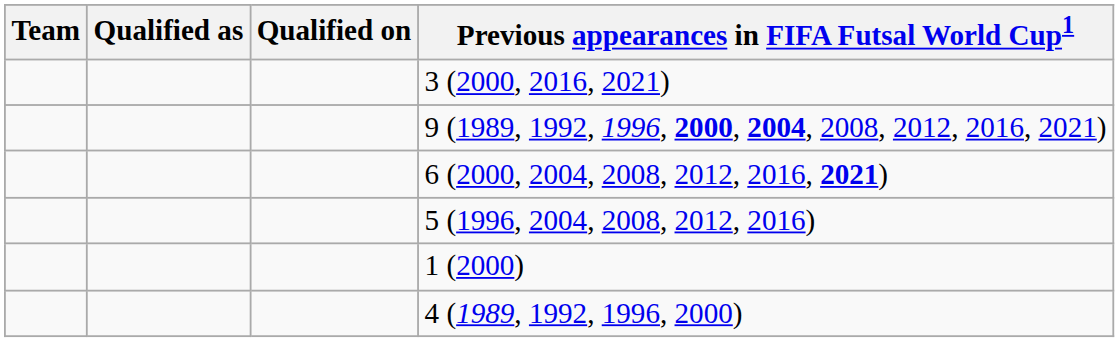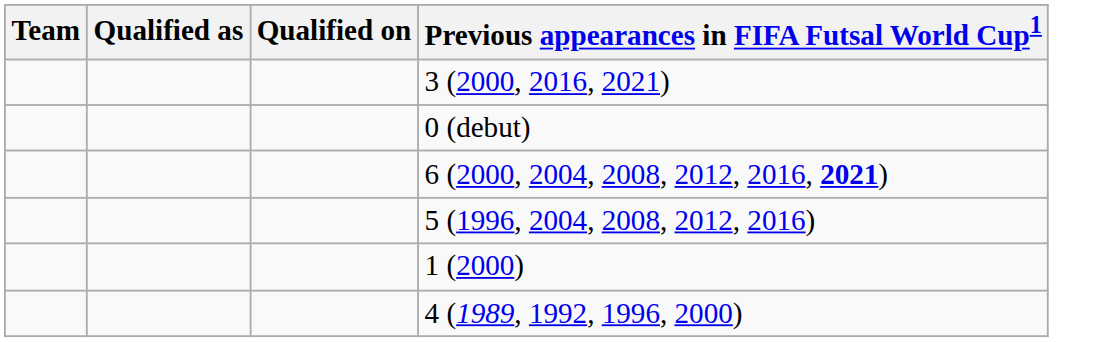+ row: (478, 127)
- row: (766, 127)
